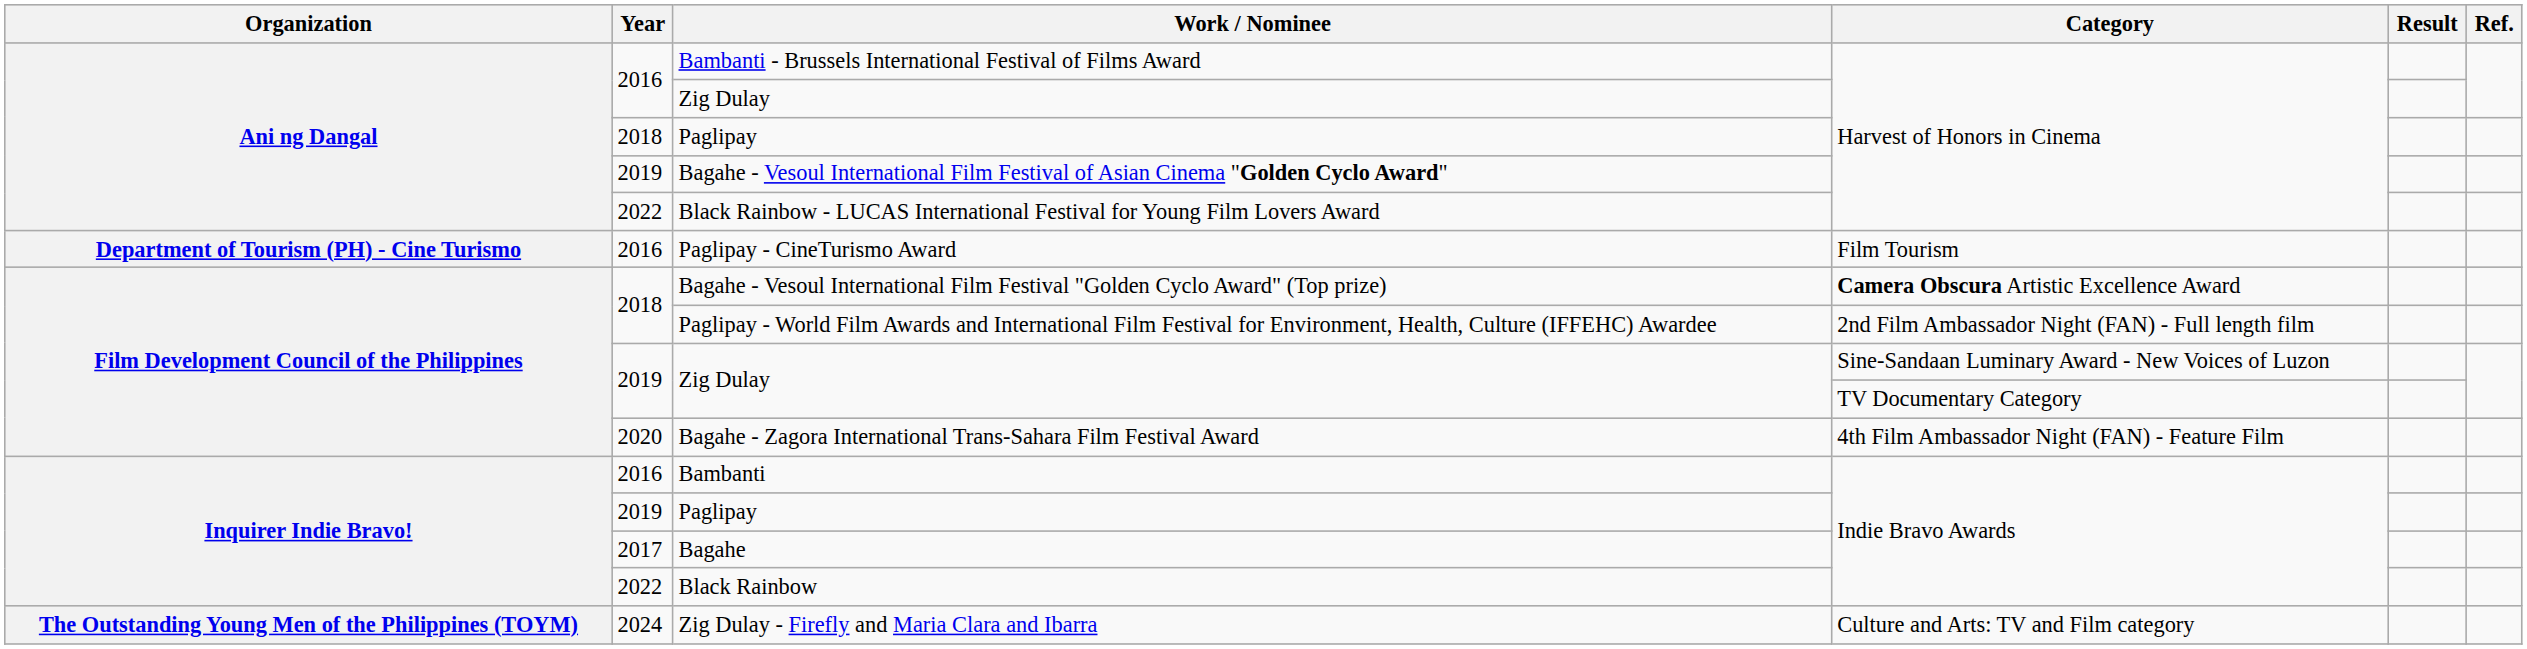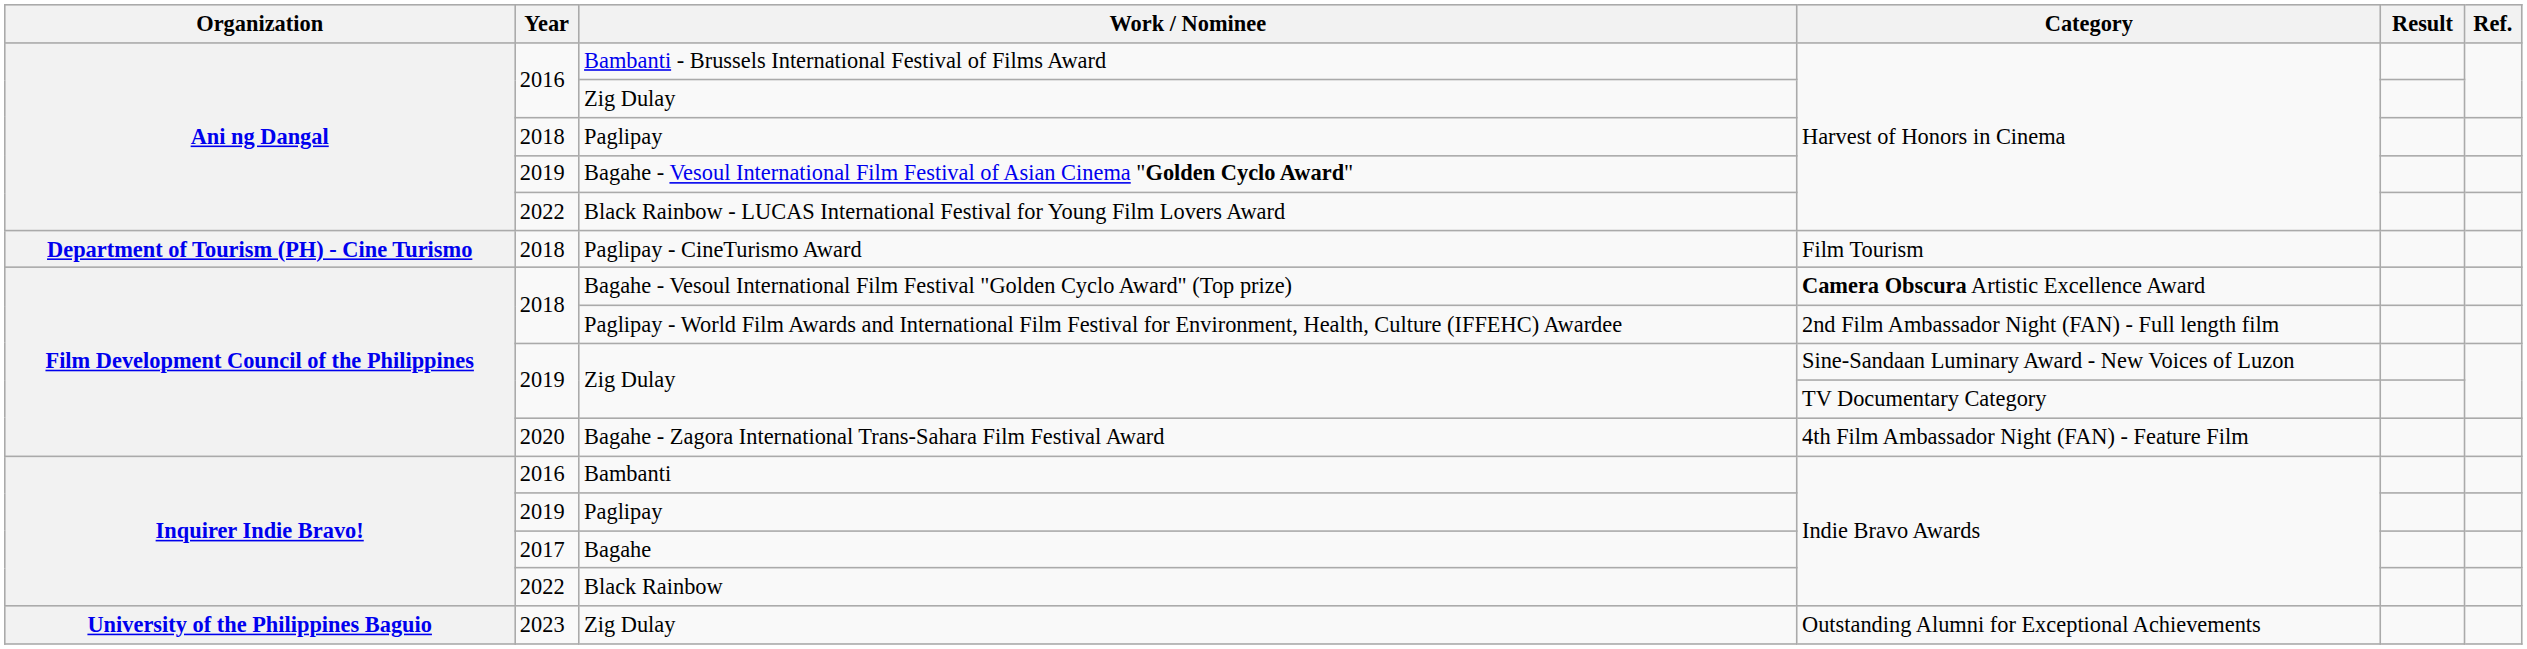(640, 248) 2016 -> (542, 248) 2018
- row: (888, 624)
+ row: (630, 624)
